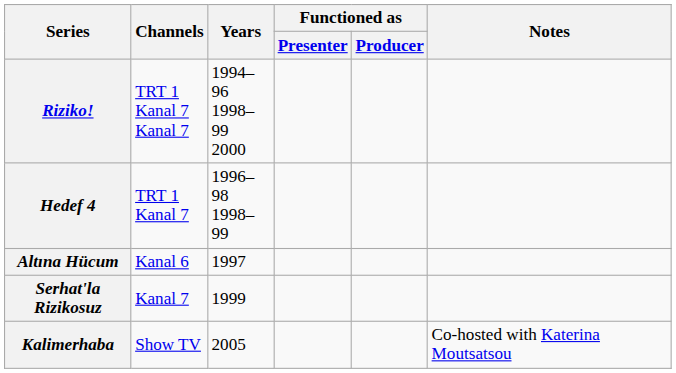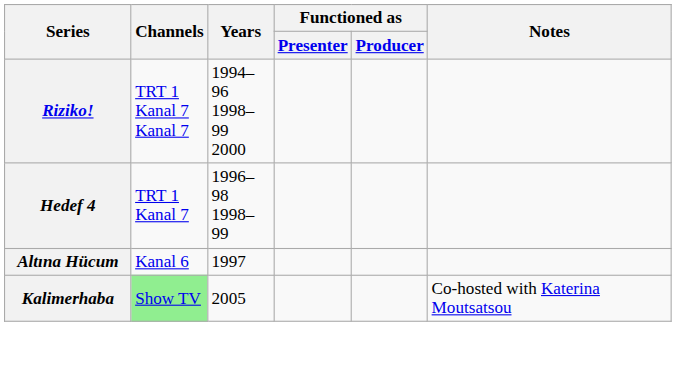- row: (68, 298)
(168, 344) no background -> (168, 298) lightgreen background
